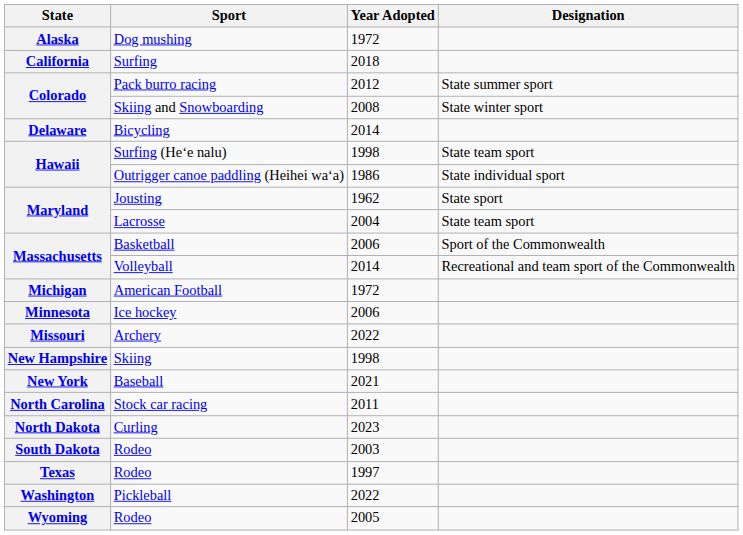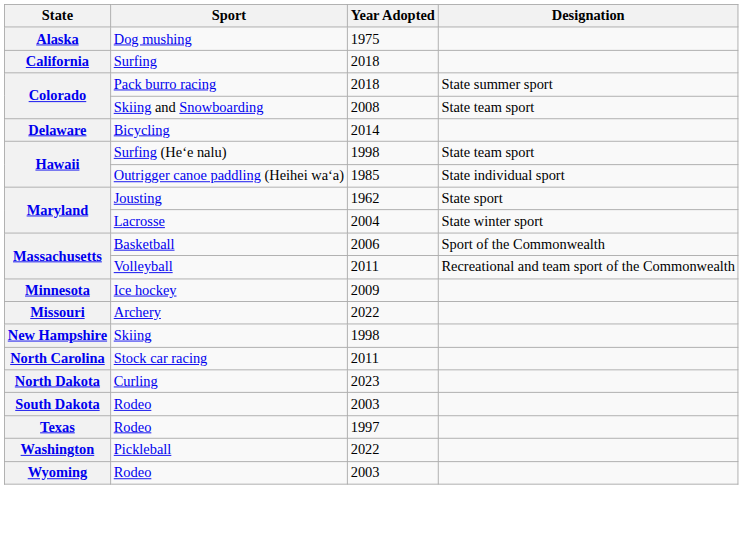(365, 38) 1972 -> (365, 38) 1975
(365, 84) 2012 -> (365, 84) 2018
(492, 107) State winter sport -> (488, 107) State team sport
(365, 175) 1986 -> (365, 175) 1985
(488, 221) State team sport -> (492, 221) State winter sport
(365, 267) 2014 -> (365, 267) 2011
- row: (57, 289)
(365, 312) 2006 -> (365, 289) 2009
- row: (57, 381)
(365, 518) 2005 -> (365, 472) 2003
